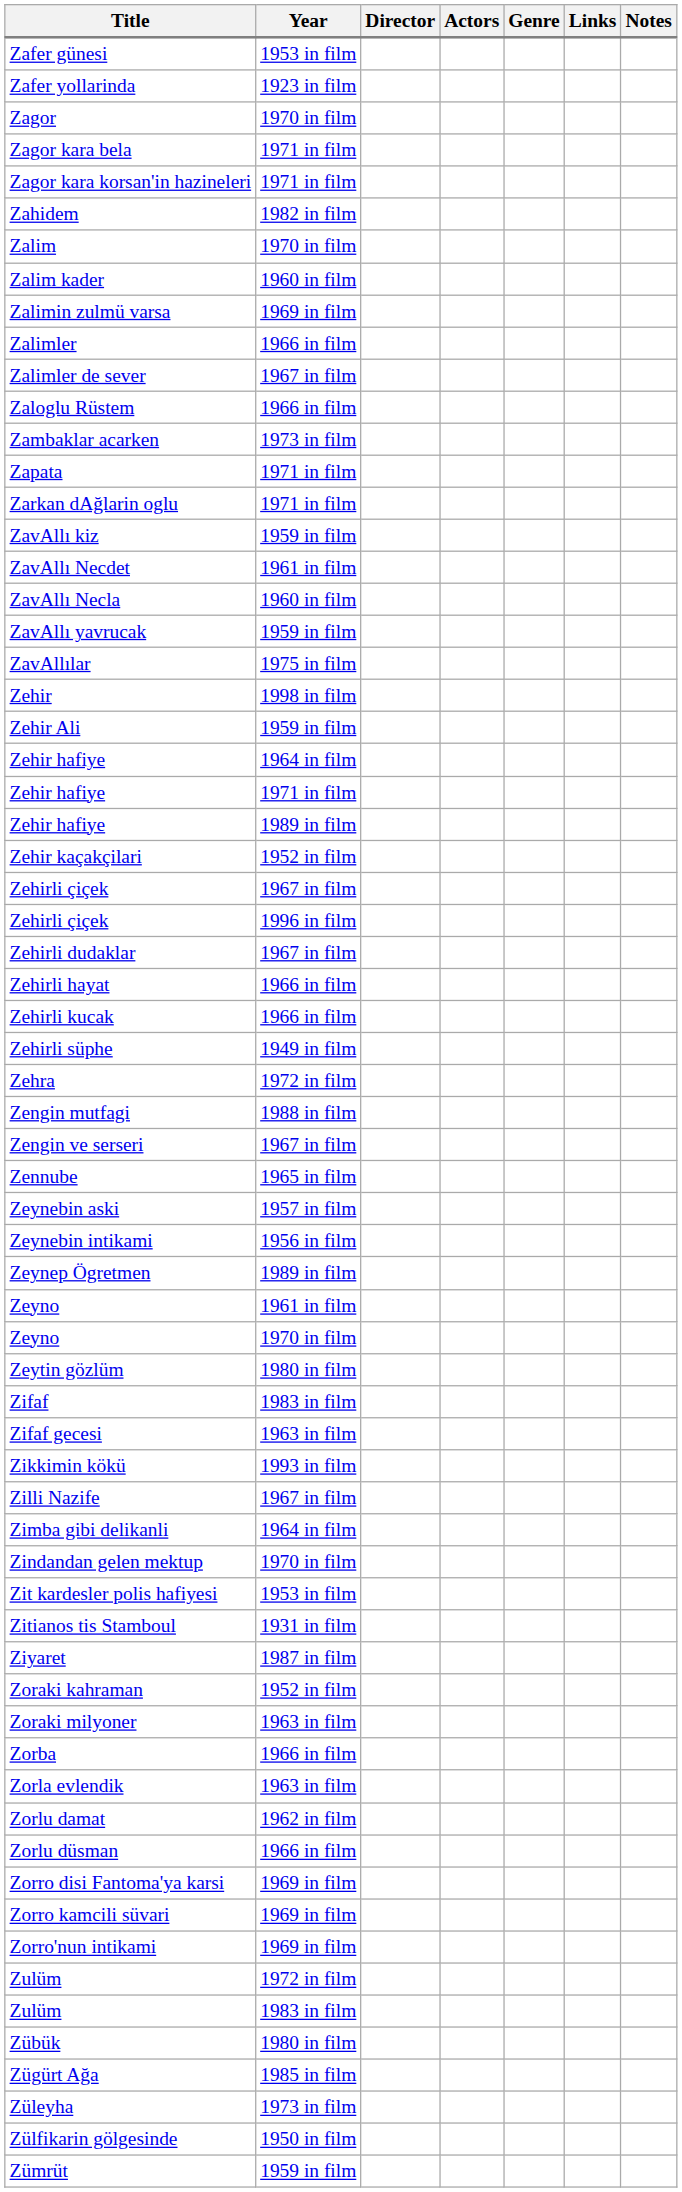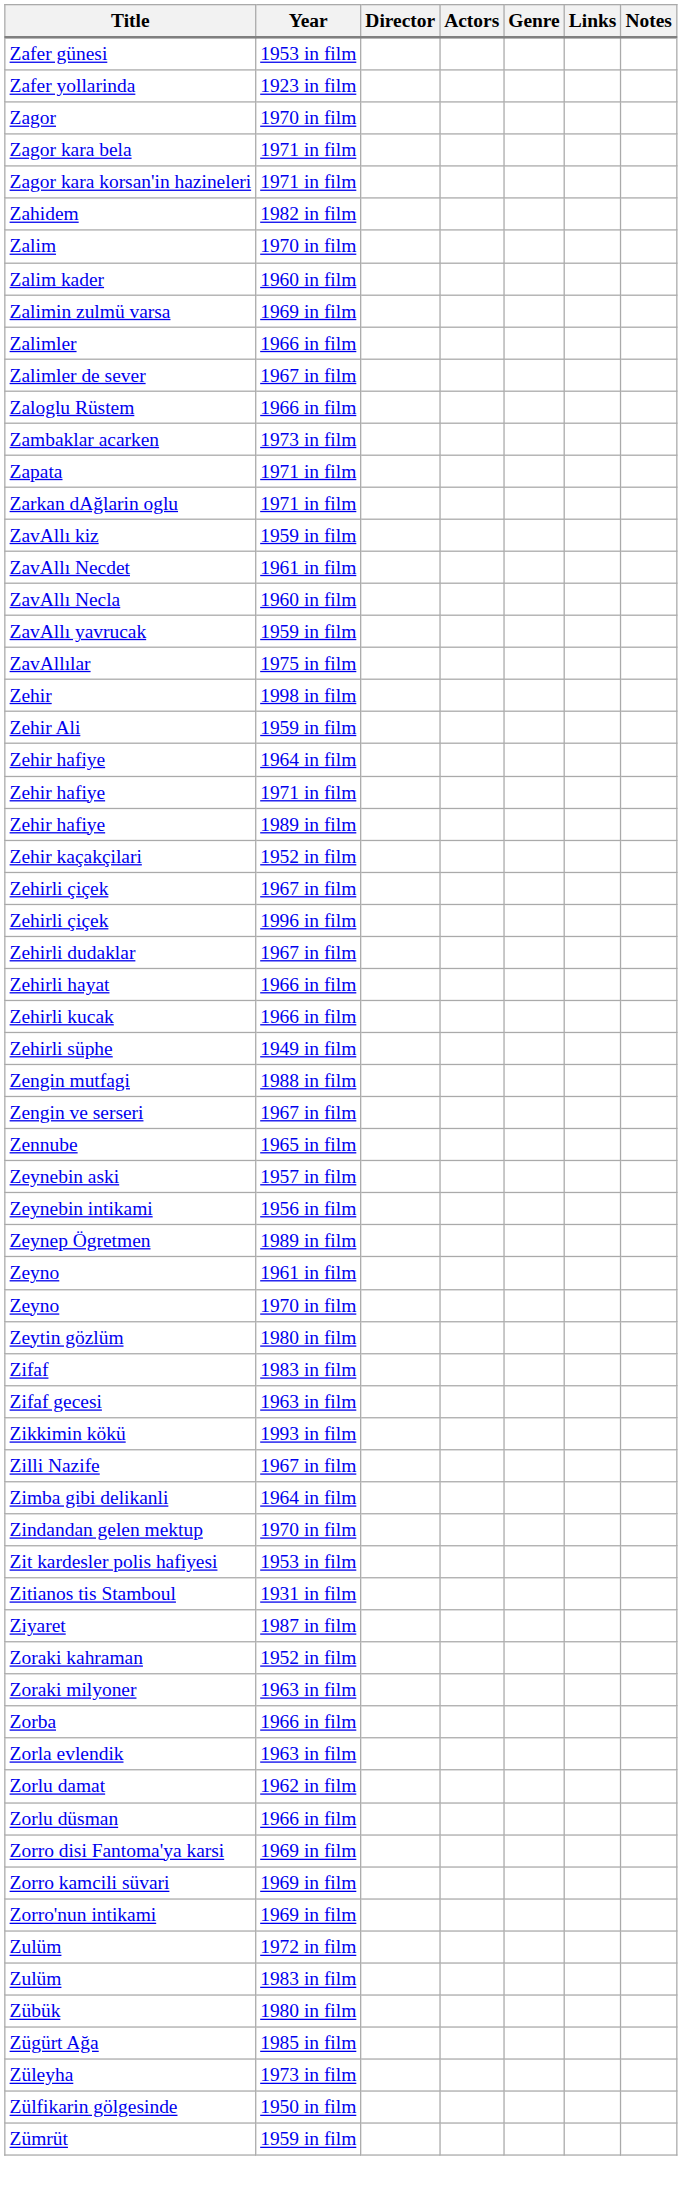- row: (32, 1080)
